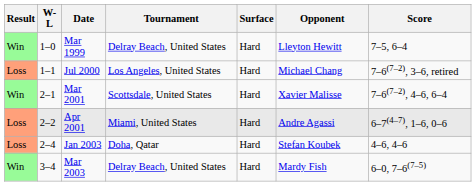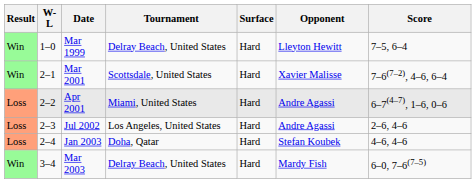- row: (82, 70)
+ row: (82, 125)
